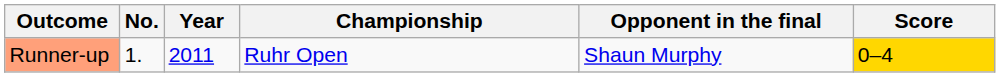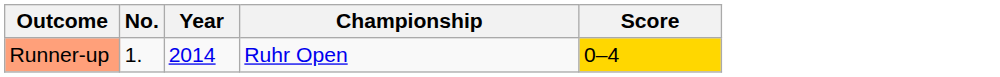- column: (716, 21)
(191, 54) 2011 -> (192, 54) 2014
